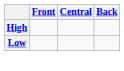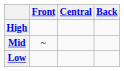+ row: (17, 43)
